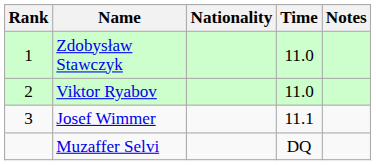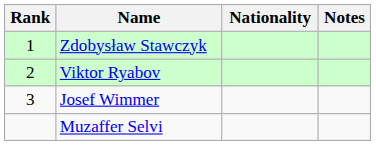- column: (299, 18)
